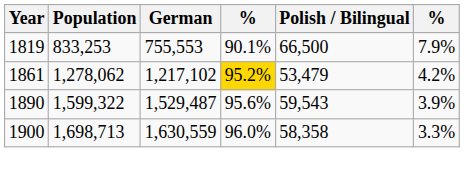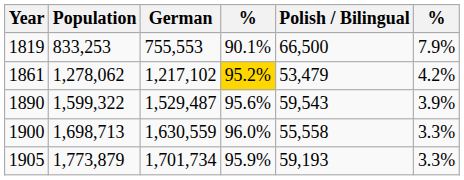(304, 132) 58,358 -> (304, 132) 55,558
+ row: (27, 160)
